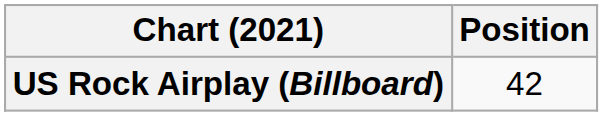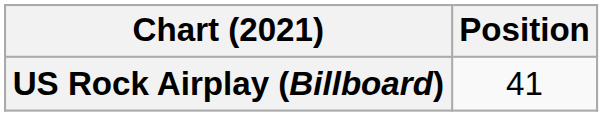(525, 83) 42 -> (525, 83) 41
